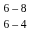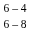rows swapped: (15, 8) <-> (15, 24)
